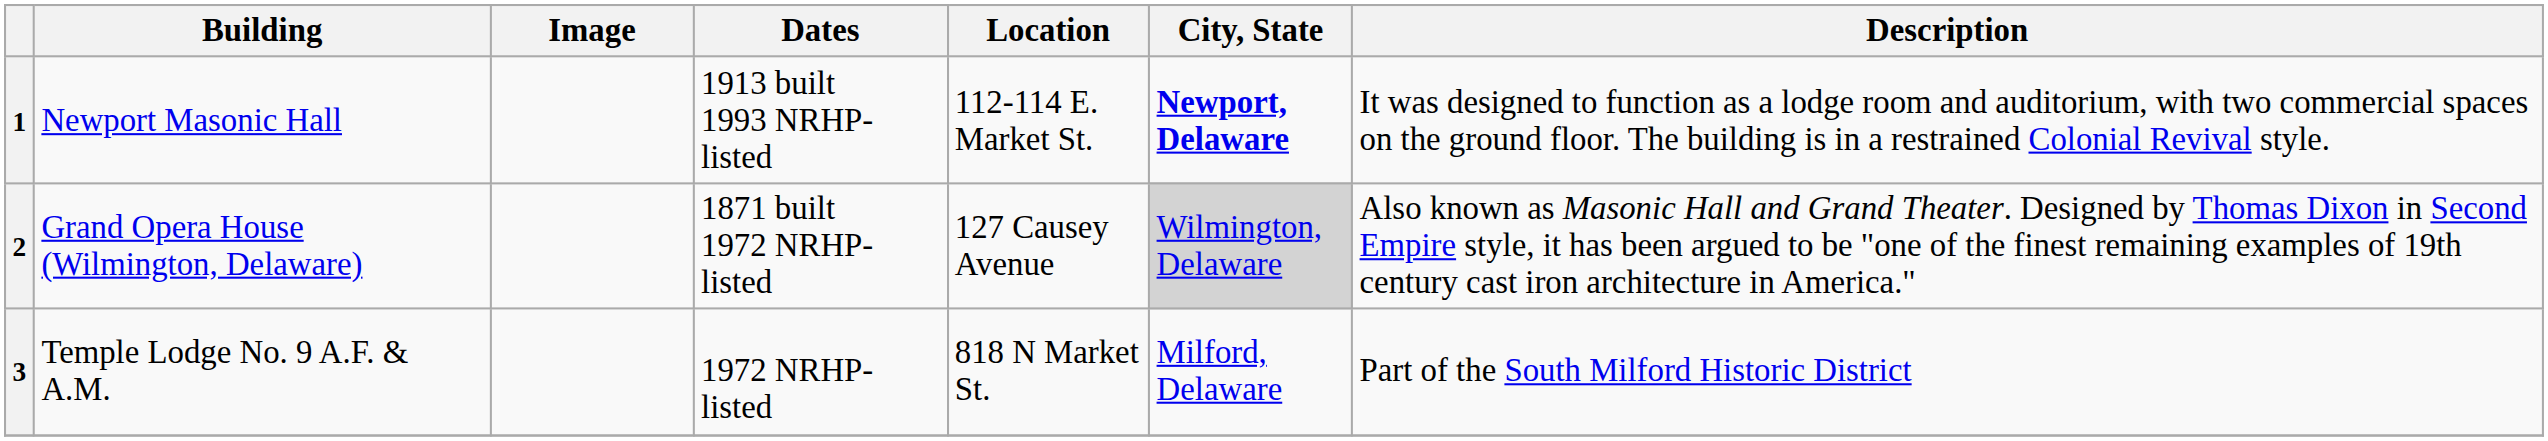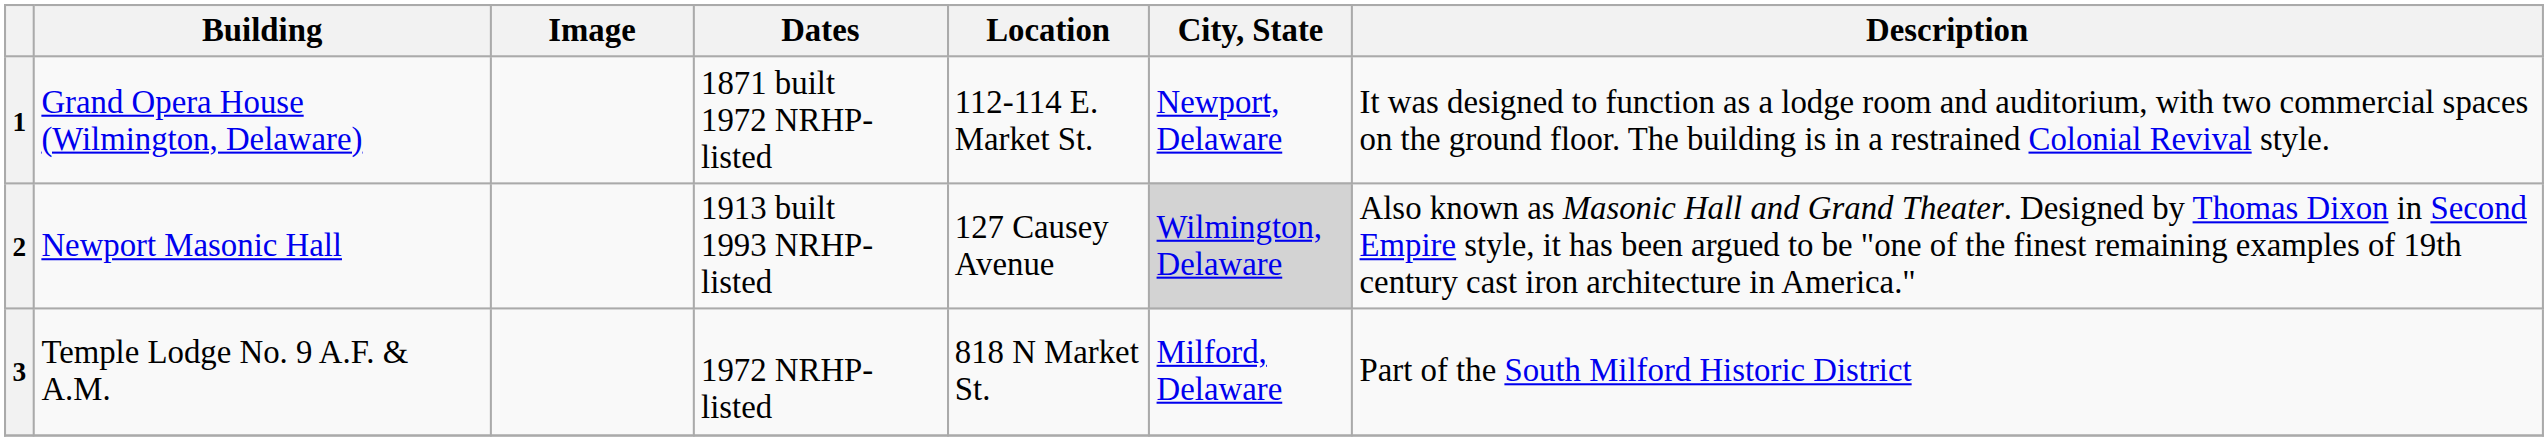(192, 119) Newport Masonic Hall -> (202, 119) Grand Opera House (Wilmington, Delaware)
(787, 119) 1913 built 1993 NRHP-listed -> (787, 119) 1871 built 1972 NRHP-listed
(1223, 119) bold -> (1219, 119) normal
(202, 245) Grand Opera House (Wilmington, Delaware) -> (192, 245) Newport Masonic Hall
(787, 245) 1871 built 1972 NRHP-listed -> (787, 245) 1913 built 1993 NRHP-listed
